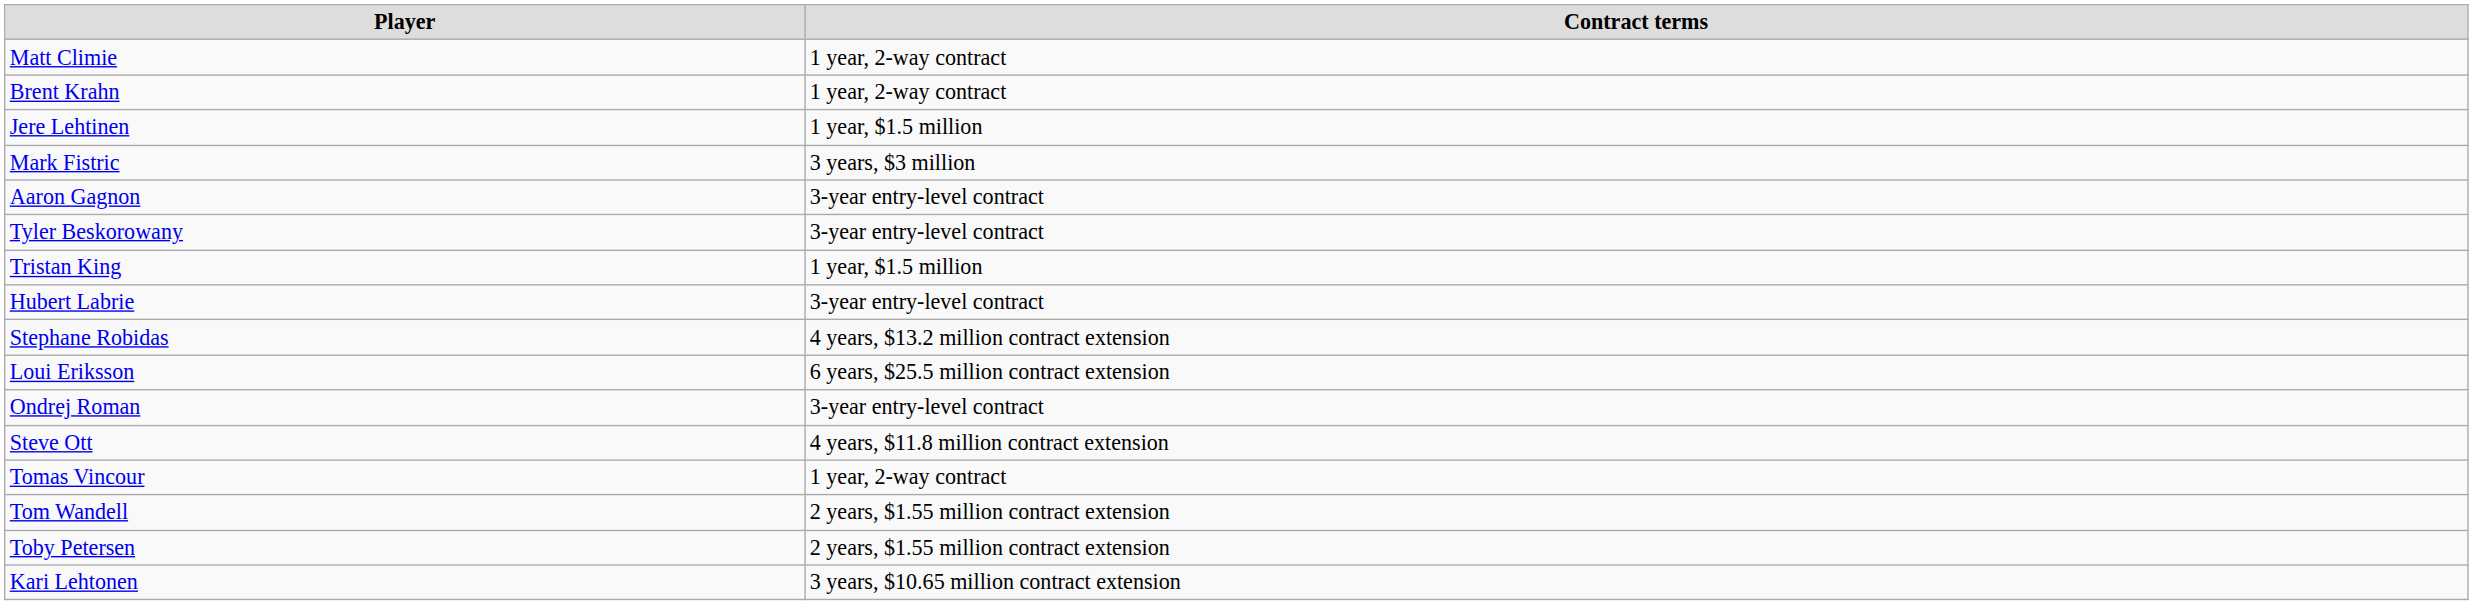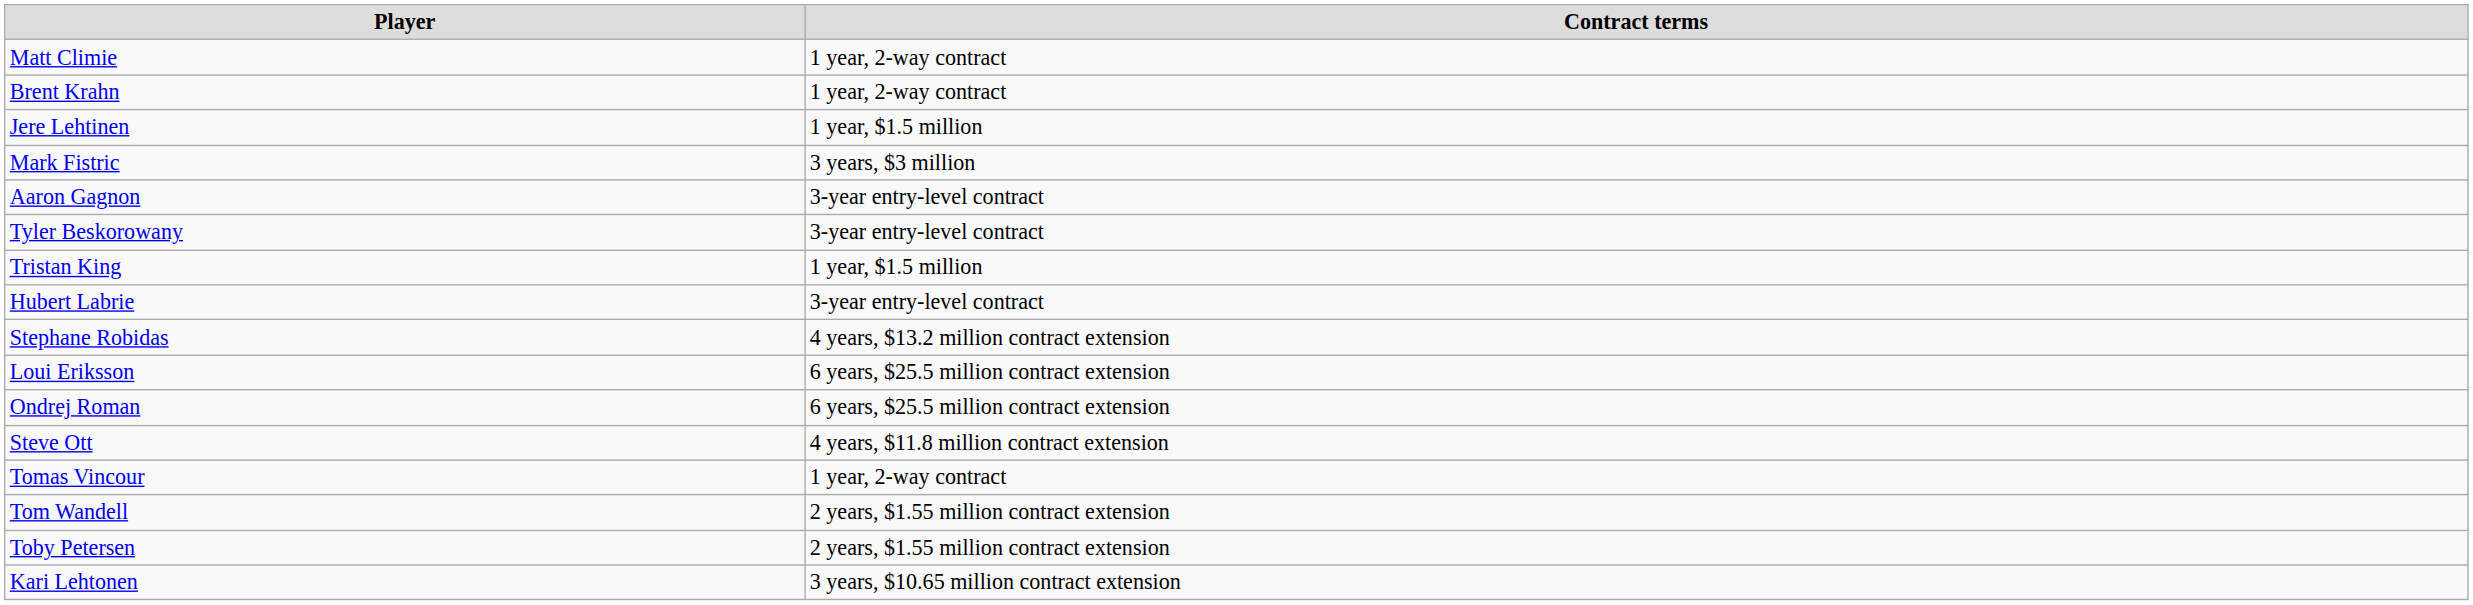(927, 407) 3-year entry-level contract -> (990, 407) 6 years, $25.5 million contract extension
